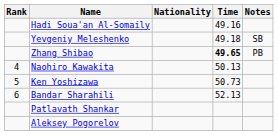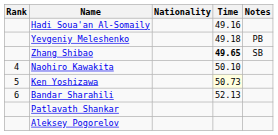(258, 39) SB -> (258, 39) PB
(258, 53) PB -> (258, 53) SB
(228, 67) 50.13 -> (228, 67) 50.10
(228, 81) no background -> (228, 81) lightyellow background
